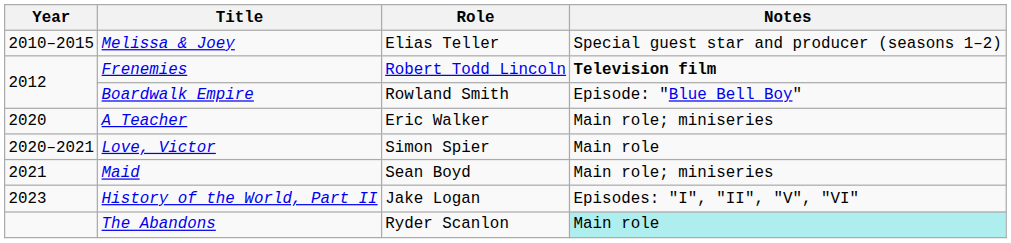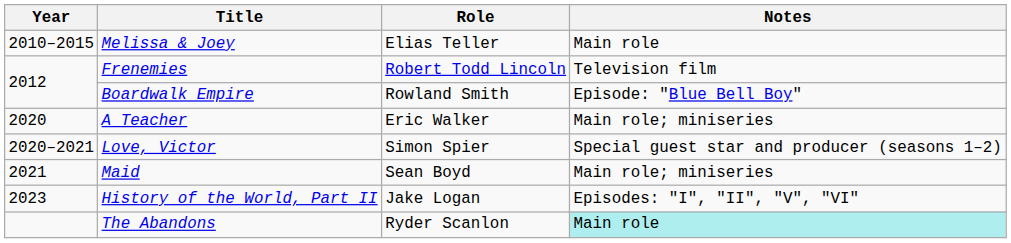(788, 43) Special guest star and producer (seasons 1–2) -> (616, 43) Main role
(645, 69) bold -> (645, 69) normal
(616, 147) Main role -> (788, 147) Special guest star and producer (seasons 1–2)
